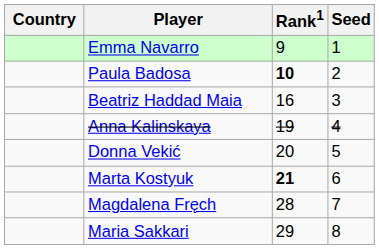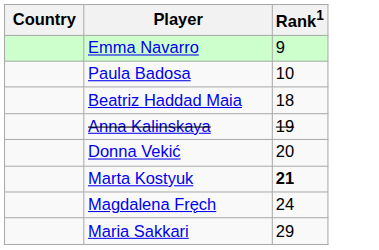- column: (351, 19)
(285, 74) bold -> (285, 74) normal
(285, 100) 16 -> (285, 100) 18
(285, 204) 28 -> (285, 204) 24
